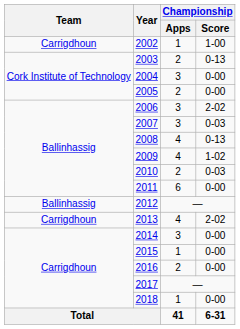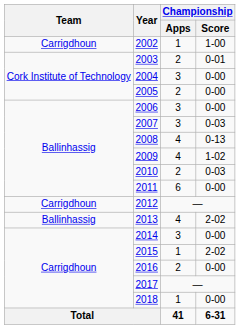(215, 60) 0-13 -> (215, 60) 0-01
(215, 108) 2-02 -> (215, 108) 0-00
(69, 204) Ballinhassig -> (69, 204) Carrigdhoun
(69, 220) Carrigdhoun -> (69, 220) Ballinhassig
(215, 252) 0-00 -> (215, 252) 2-02
